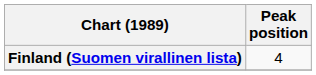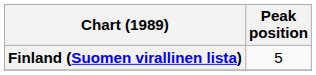(278, 57) 4 -> (278, 57) 5
